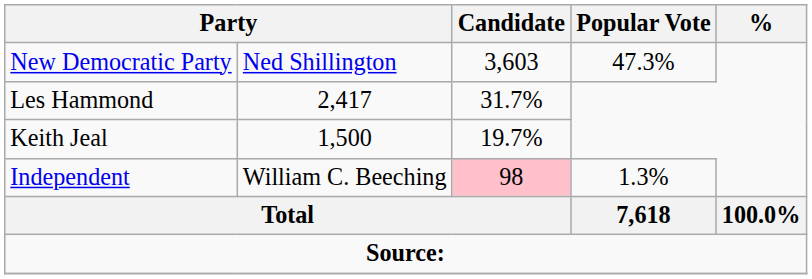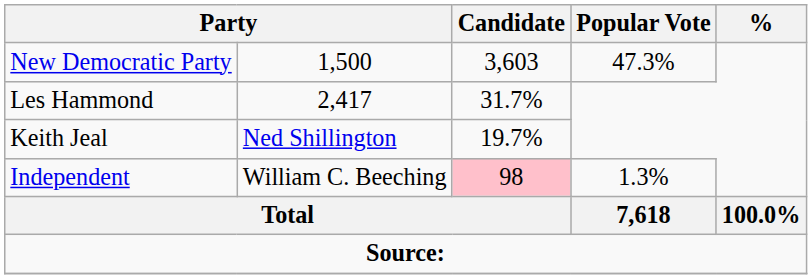(320, 61) Ned Shillington -> (345, 61) 1,500
(345, 138) 1,500 -> (320, 138) Ned Shillington
